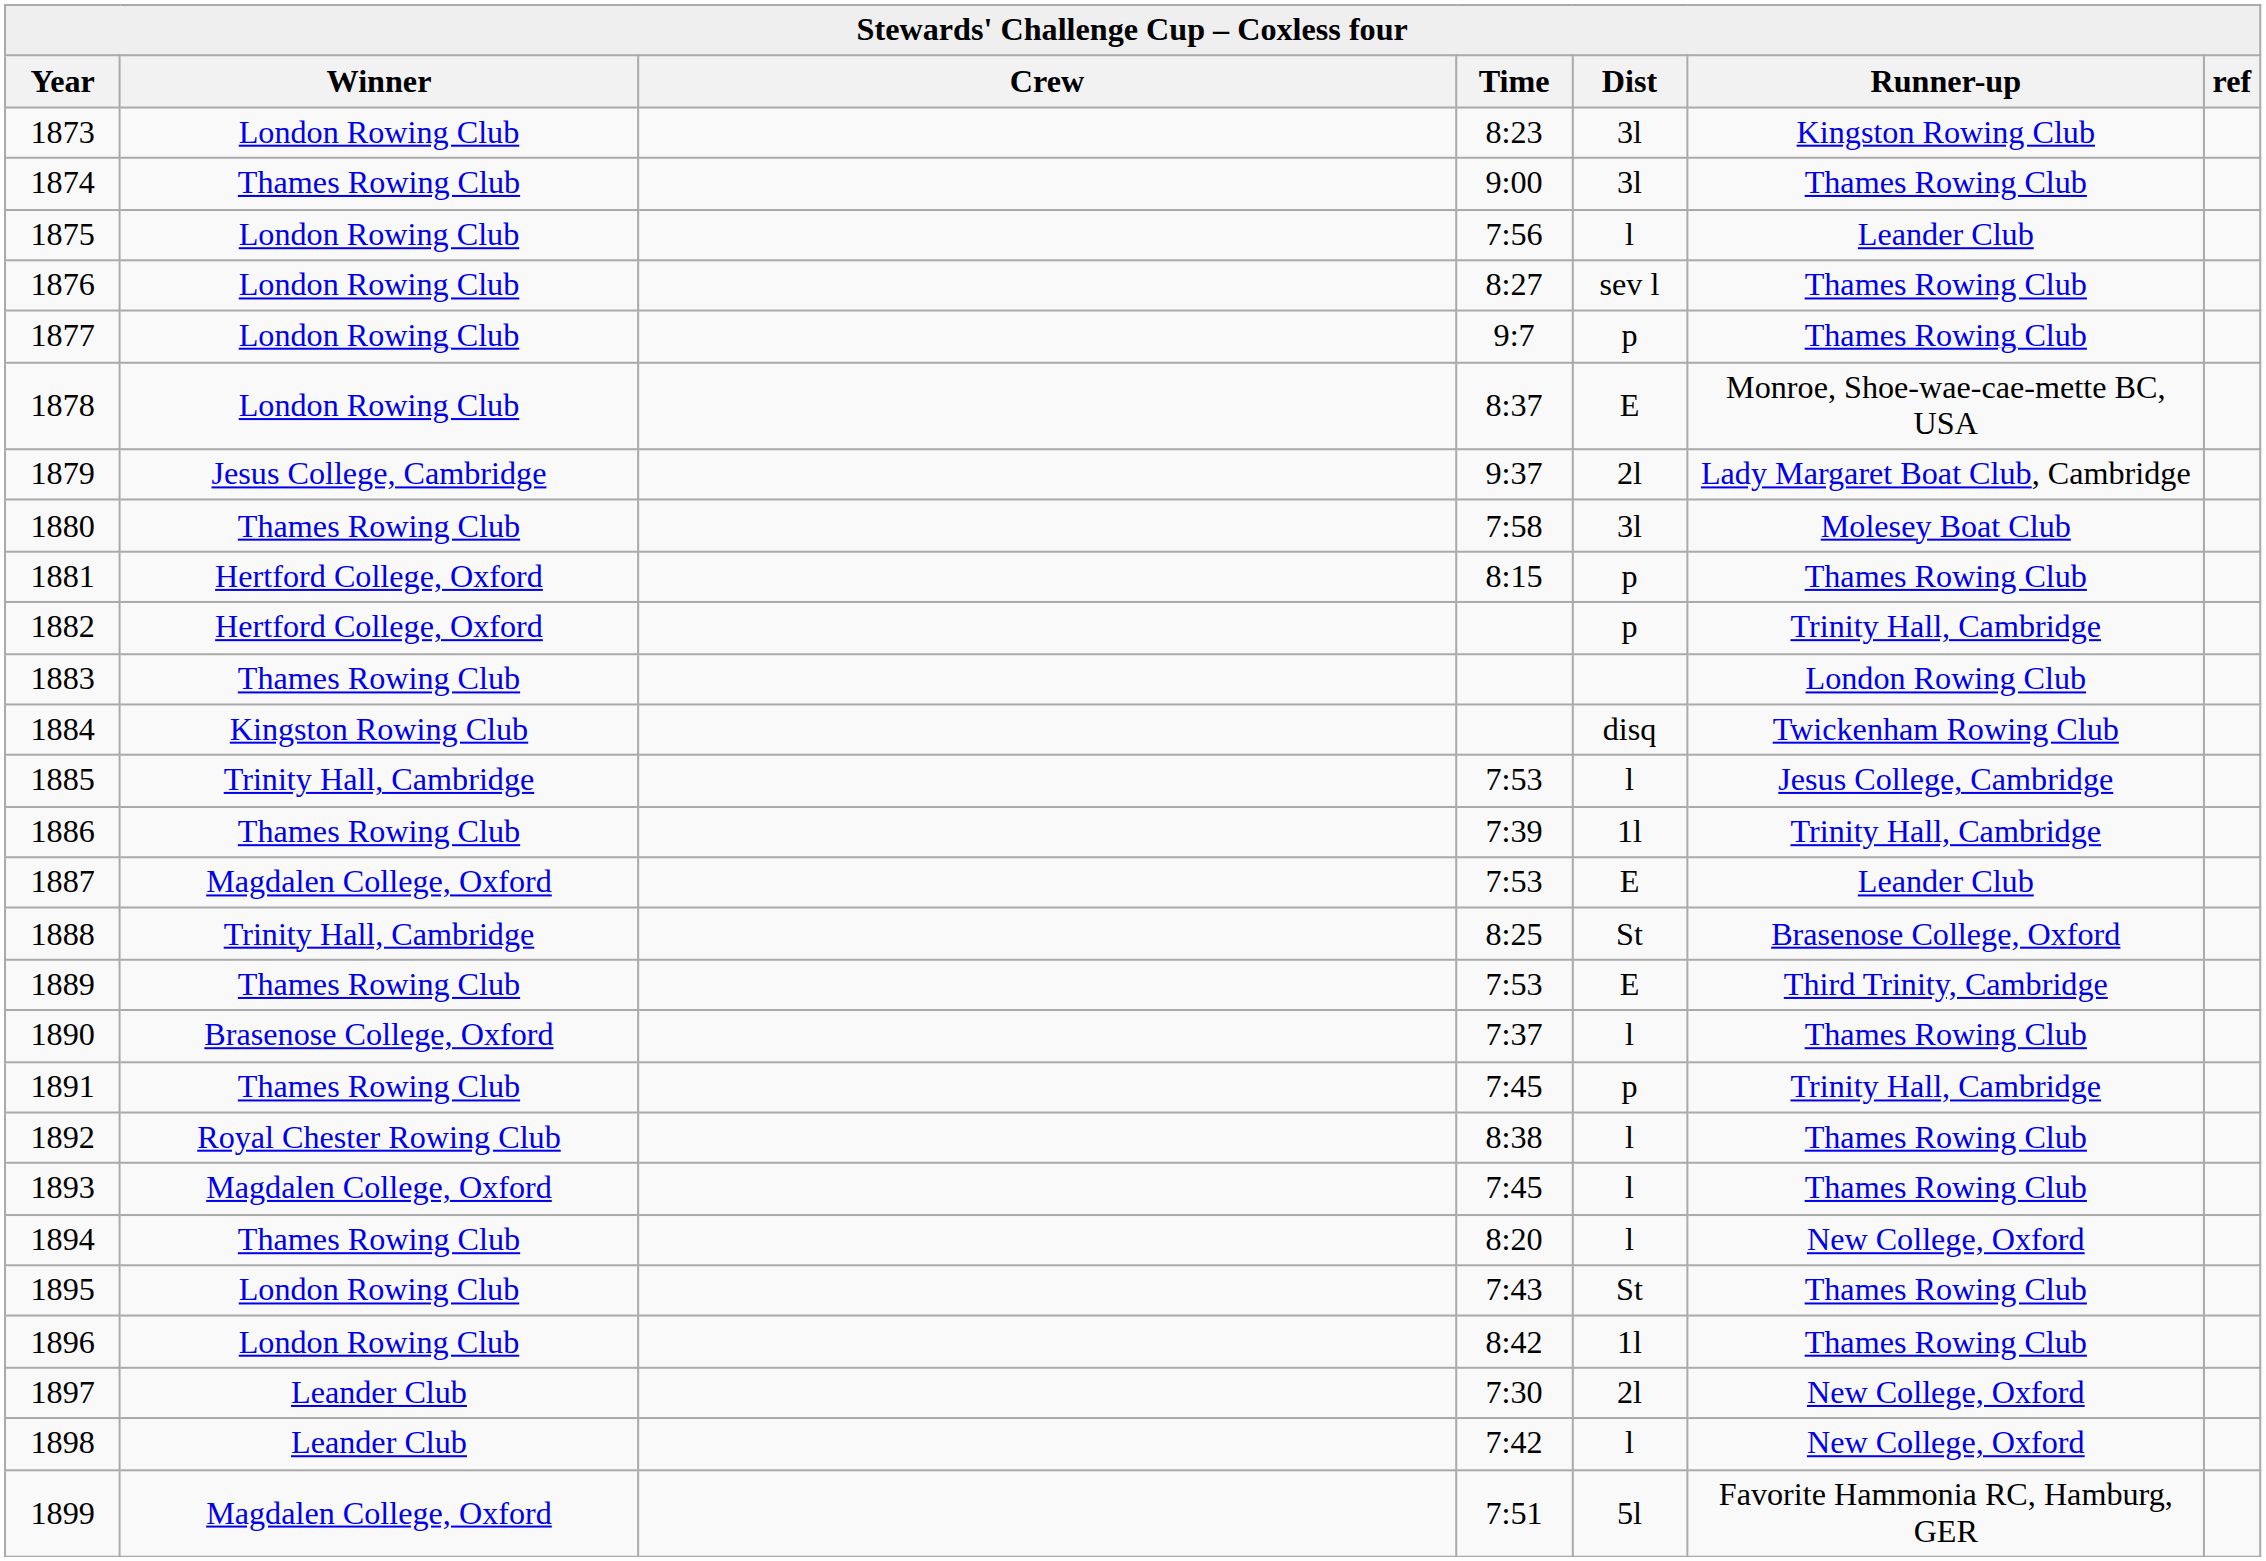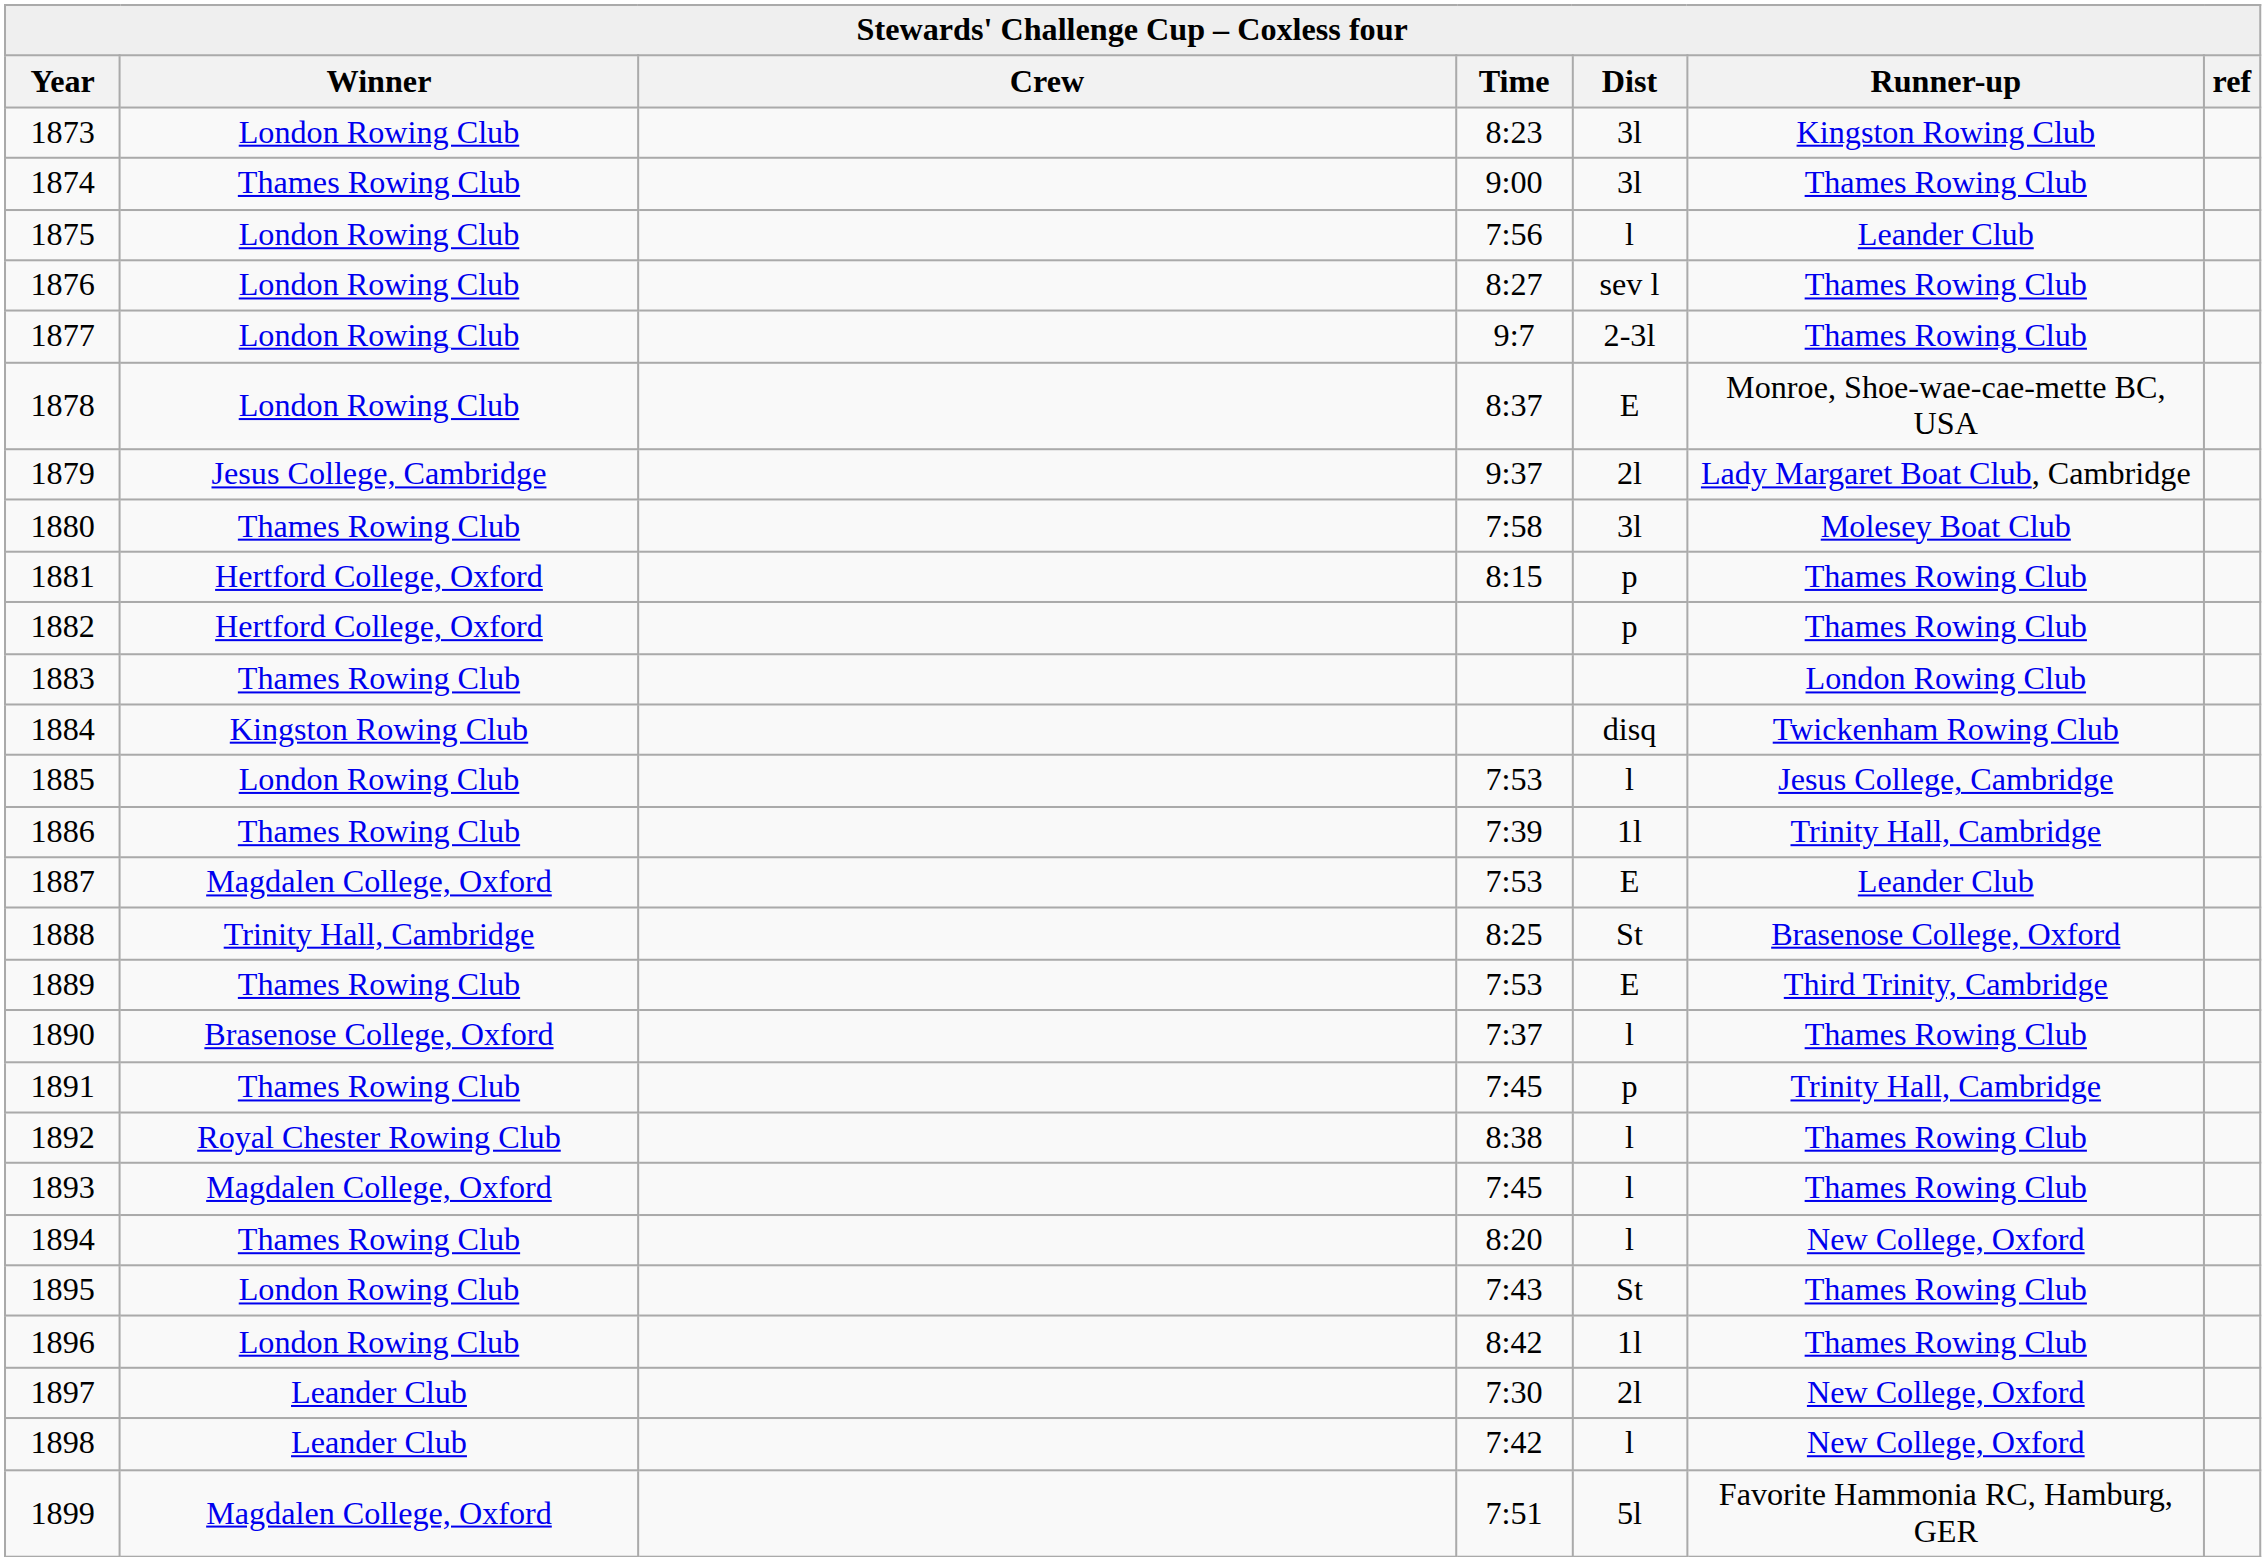(1629, 336) p -> (1629, 336) 2-3l
(1946, 627) Trinity Hall, Cambridge -> (1946, 627) Thames Rowing Club
(379, 780) Trinity Hall, Cambridge -> (379, 780) London Rowing Club
